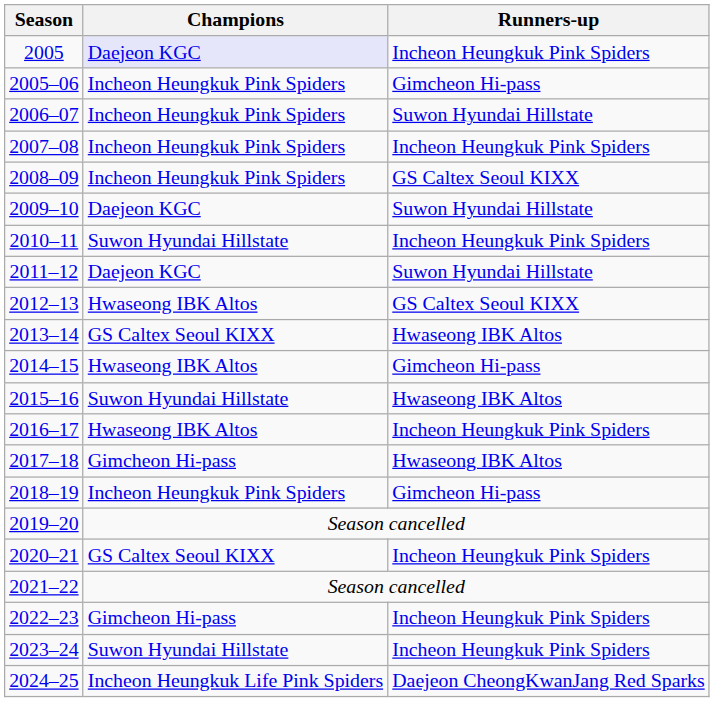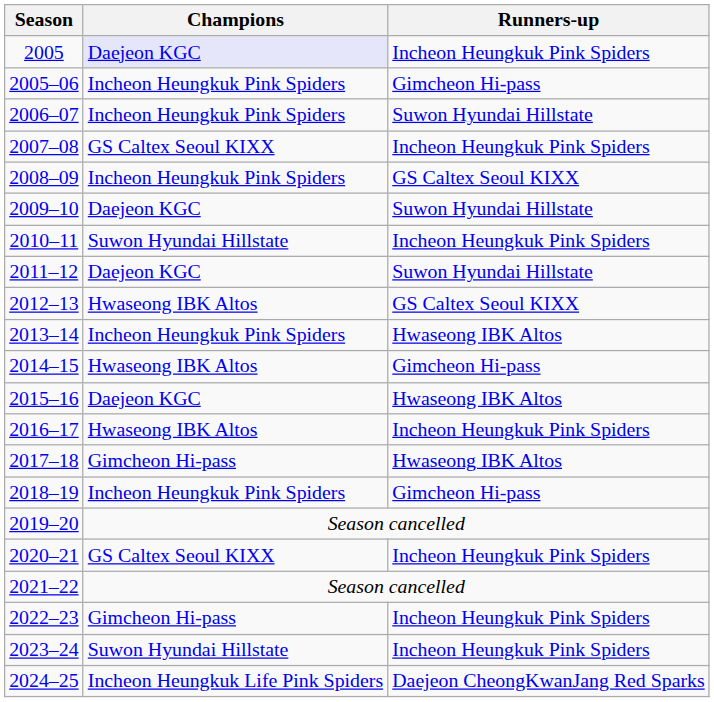(216, 146) Incheon Heungkuk Pink Spiders -> (181, 146) GS Caltex Seoul KIXX
(181, 334) GS Caltex Seoul KIXX -> (216, 334) Incheon Heungkuk Pink Spiders
(188, 397) Suwon Hyundai Hillstate -> (144, 397) Daejeon KGC
